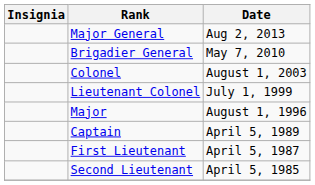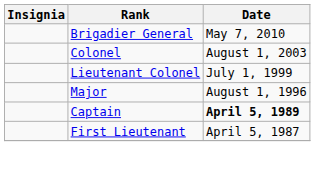- row: (117, 34)
(253, 131) normal -> (253, 112) bold
- row: (132, 170)
